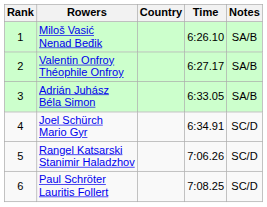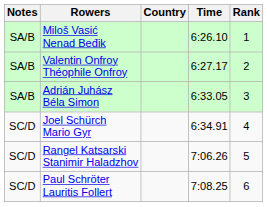columns swapped: (20, 13) <-> (244, 13)
